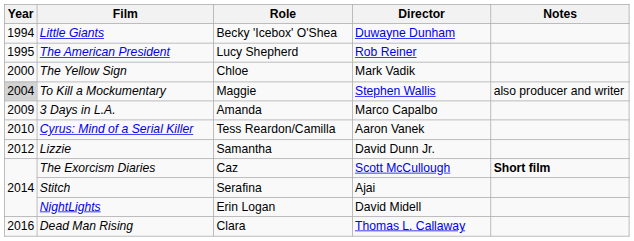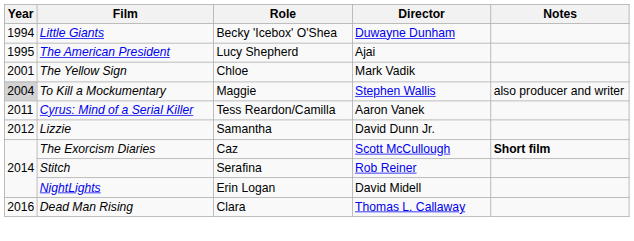(386, 52) Rob Reiner -> (365, 52) Ajai
(21, 71) 2000 -> (21, 71) 2001
- row: (78, 110)
(21, 129) 2010 -> (20, 110) 2011
(365, 187) Ajai -> (386, 168) Rob Reiner
